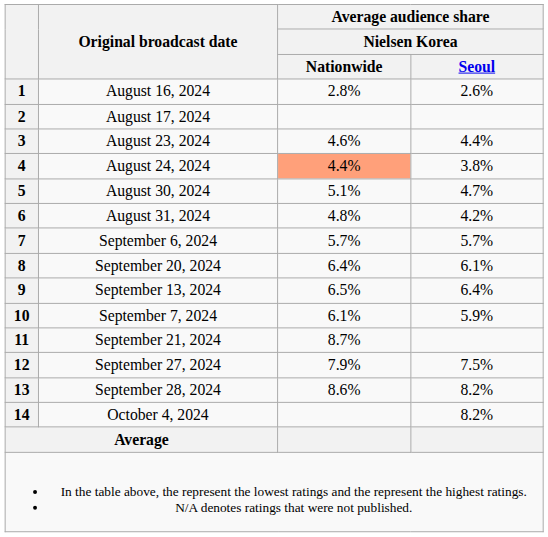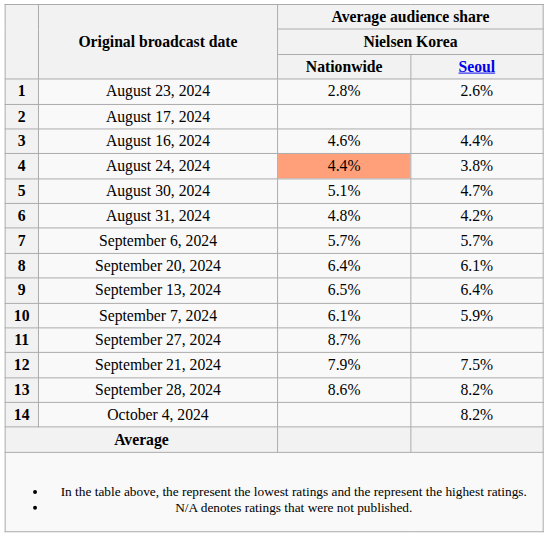(158, 91) August 16, 2024 -> (158, 91) August 23, 2024
(158, 141) August 23, 2024 -> (158, 141) August 16, 2024
(158, 340) September 21, 2024 -> (158, 340) September 27, 2024
(158, 365) September 27, 2024 -> (158, 365) September 21, 2024
